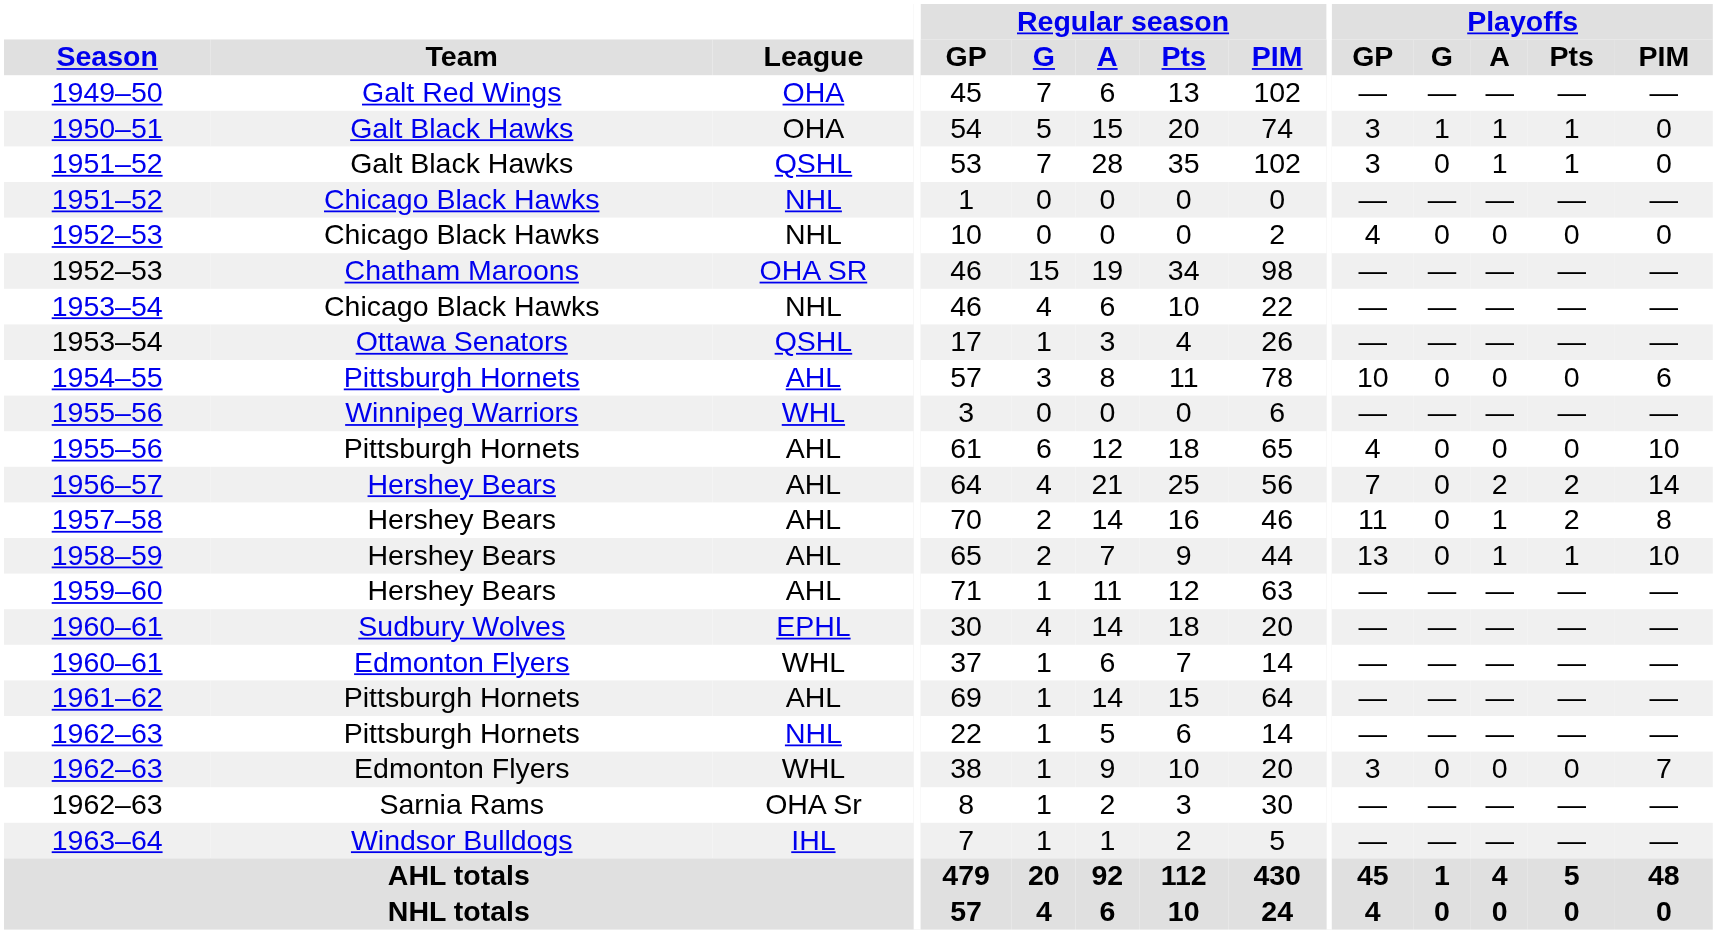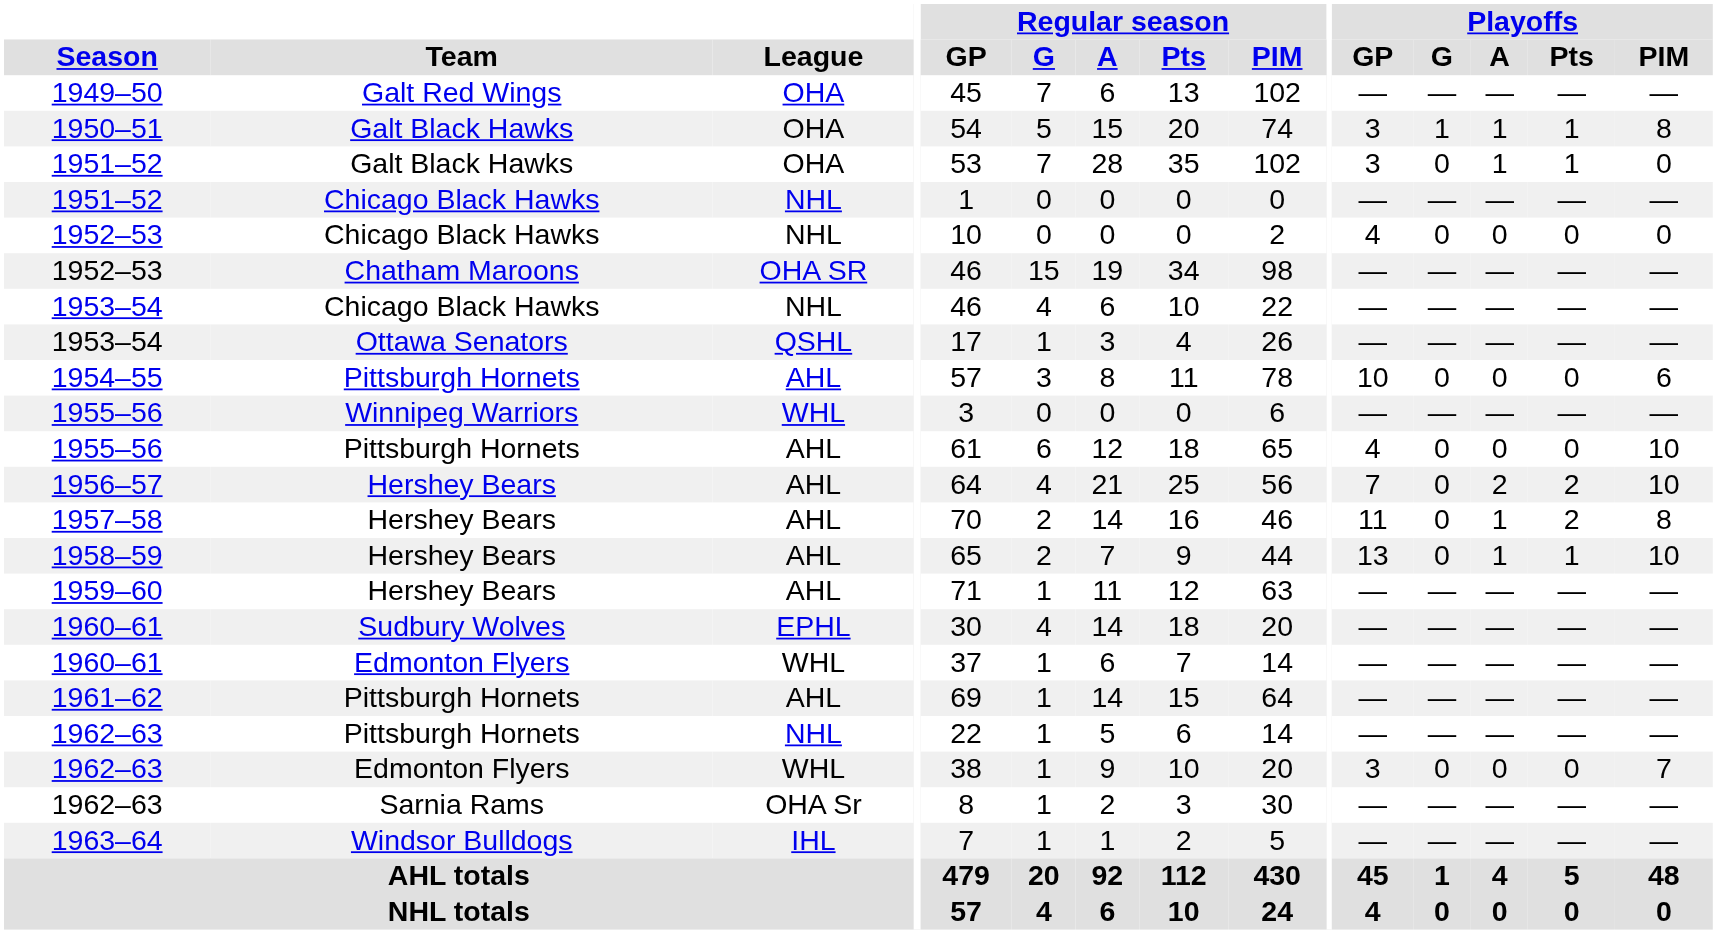(1664, 128) 0 -> (1664, 128) 8
(813, 163) QSHL -> (813, 163) OHA
(1664, 484) 14 -> (1664, 484) 10
